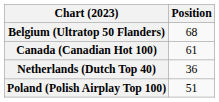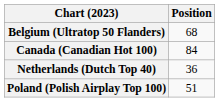(192, 50) 61 -> (192, 50) 84
